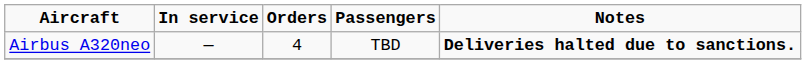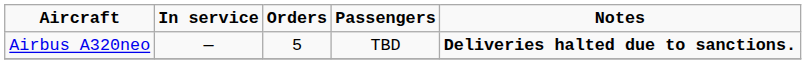(297, 46) 4 -> (297, 46) 5
